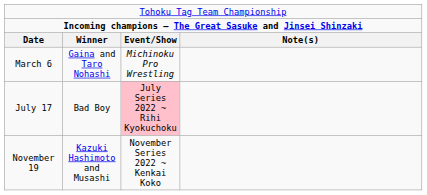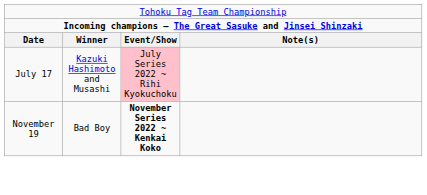- row: (34, 64)
(92, 108) Bad Boy -> (92, 74) Kazuki Hashimoto and Musashi
(92, 163) Kazuki Hashimoto and Musashi -> (92, 129) Bad Boy
(150, 163) normal -> (150, 129) bold
